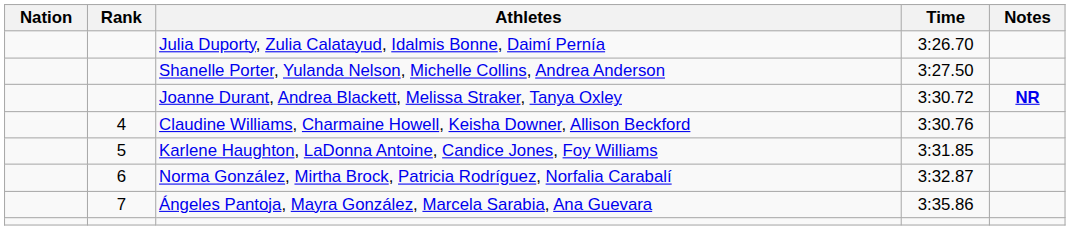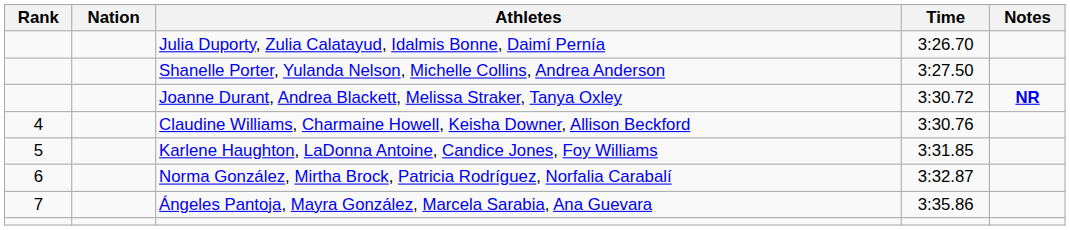columns swapped: (121, 17) <-> (46, 17)
